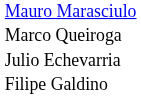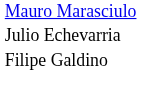- row: (63, 35)
